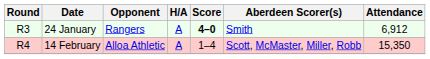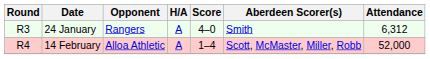(207, 29) bold -> (207, 29) normal
(394, 29) 6,912 -> (394, 29) 6,312
(394, 45) 15,350 -> (394, 45) 52,000
